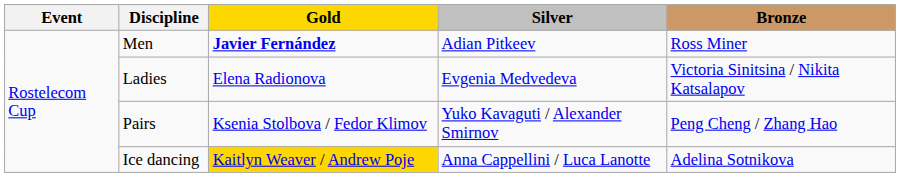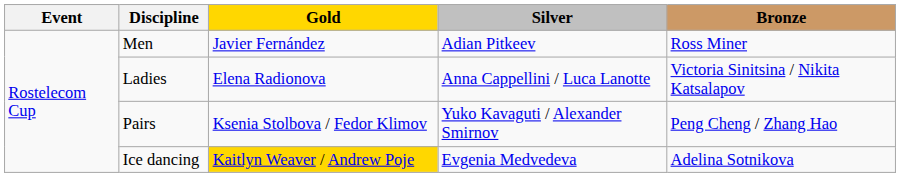(274, 43) bold -> (269, 43) normal
(509, 79) Evgenia Medvedeva -> (546, 79) Anna Cappellini / Luca Lanotte
(546, 159) Anna Cappellini / Luca Lanotte -> (509, 159) Evgenia Medvedeva
